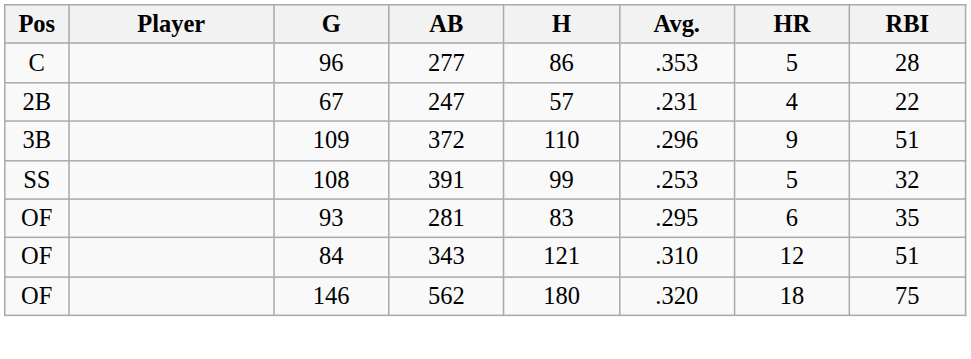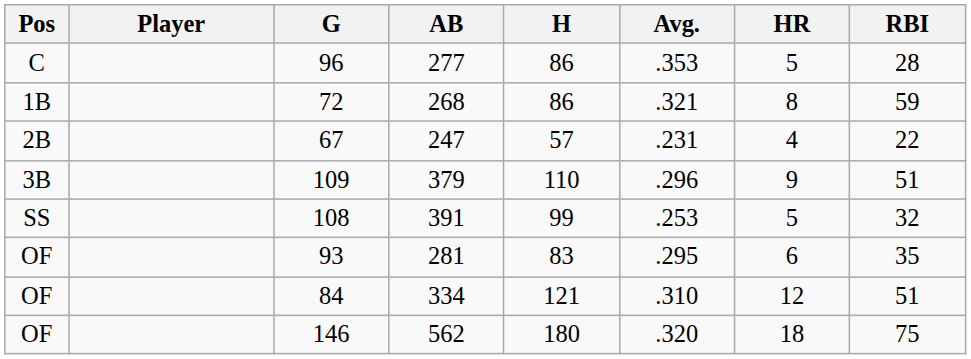+ row: (331, 101)
(446, 140) 372 -> (446, 179) 379
(446, 256) 343 -> (446, 295) 334
